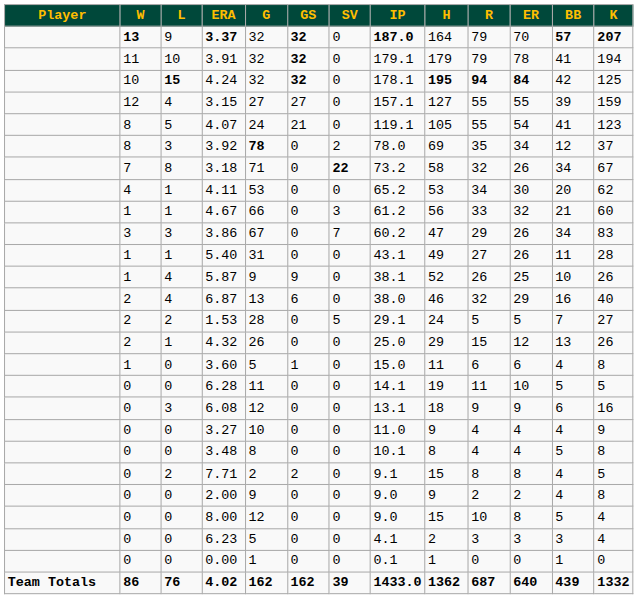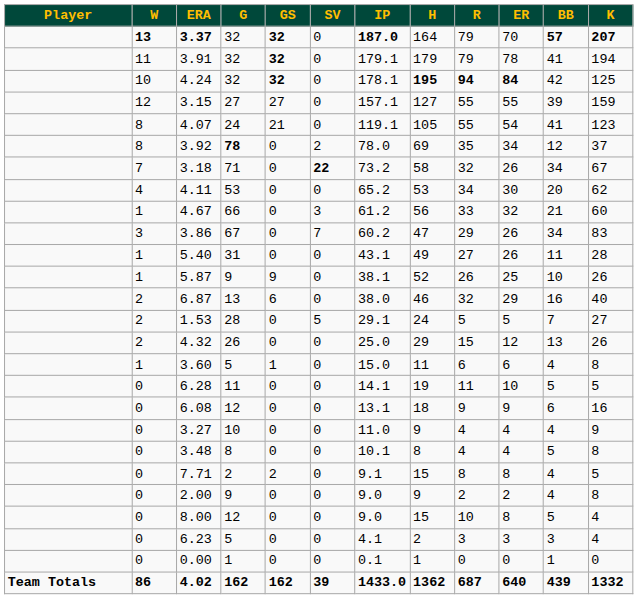- column: (182, 15)
